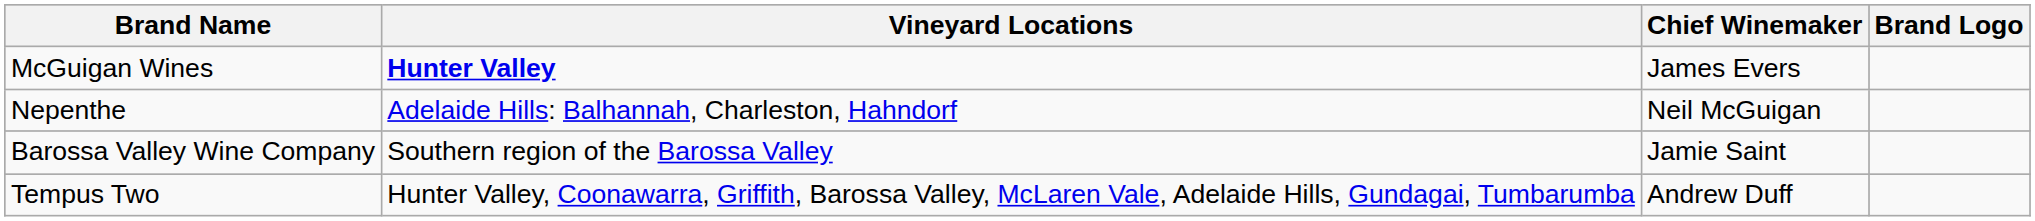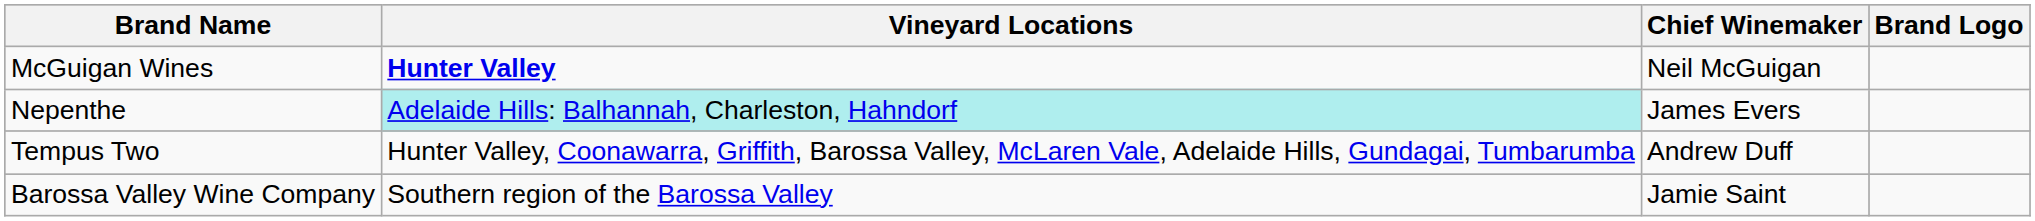(1724, 67) James Evers -> (1734, 67) Neil McGuigan
(672, 109) no background -> (672, 109) paleturquoise background
(1734, 109) Neil McGuigan -> (1724, 109) James Evers
rows swapped: (85, 194) <-> (193, 151)
